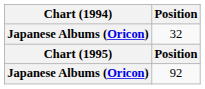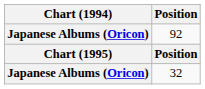rows swapped: (176, 34) <-> (176, 73)
